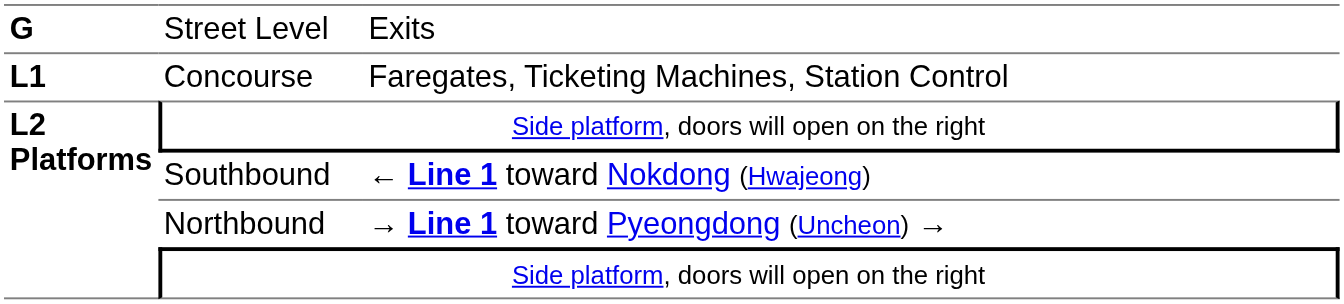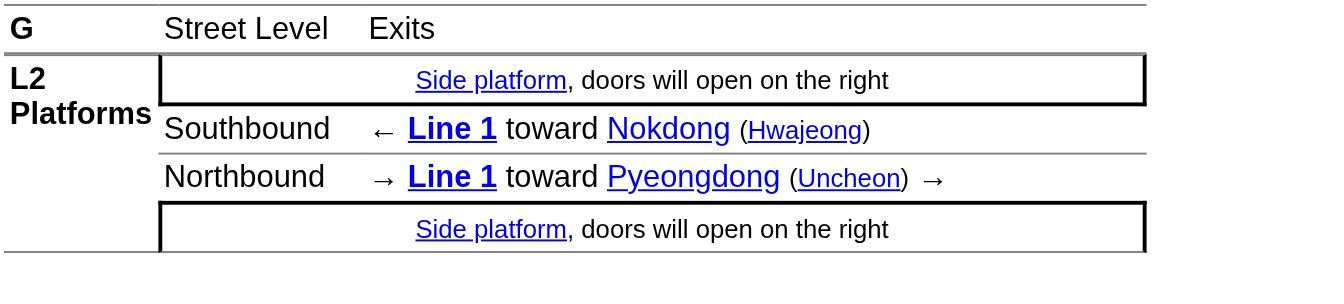- row: (238, 76)
